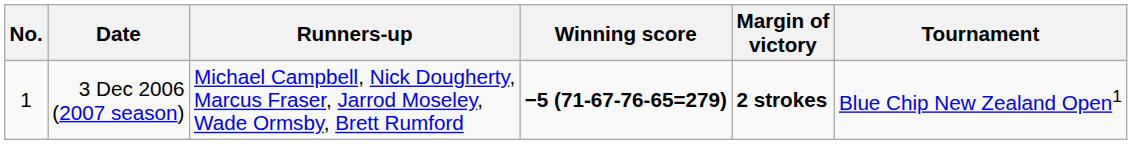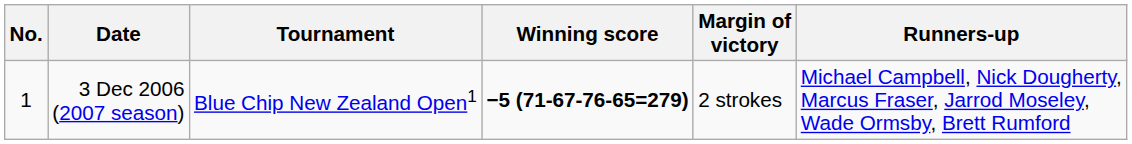columns swapped: (980, 33) <-> (355, 33)
(782, 100) bold -> (740, 100) normal
